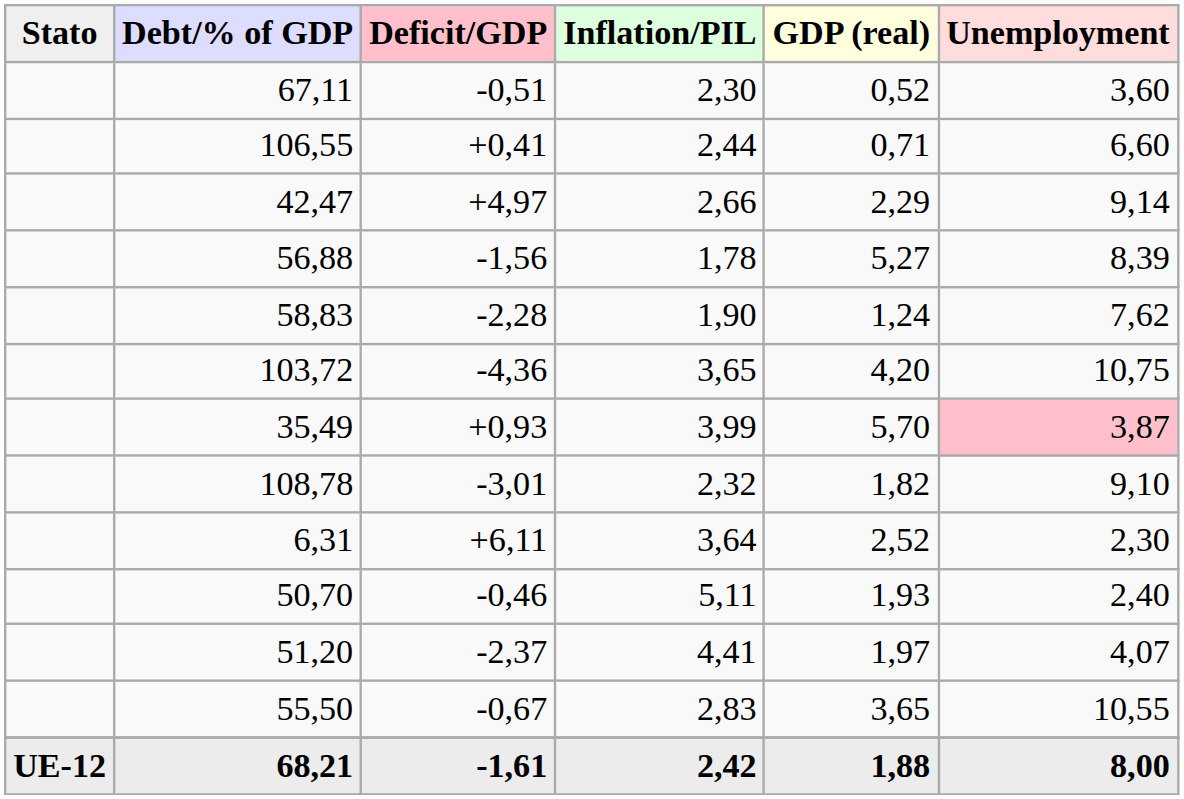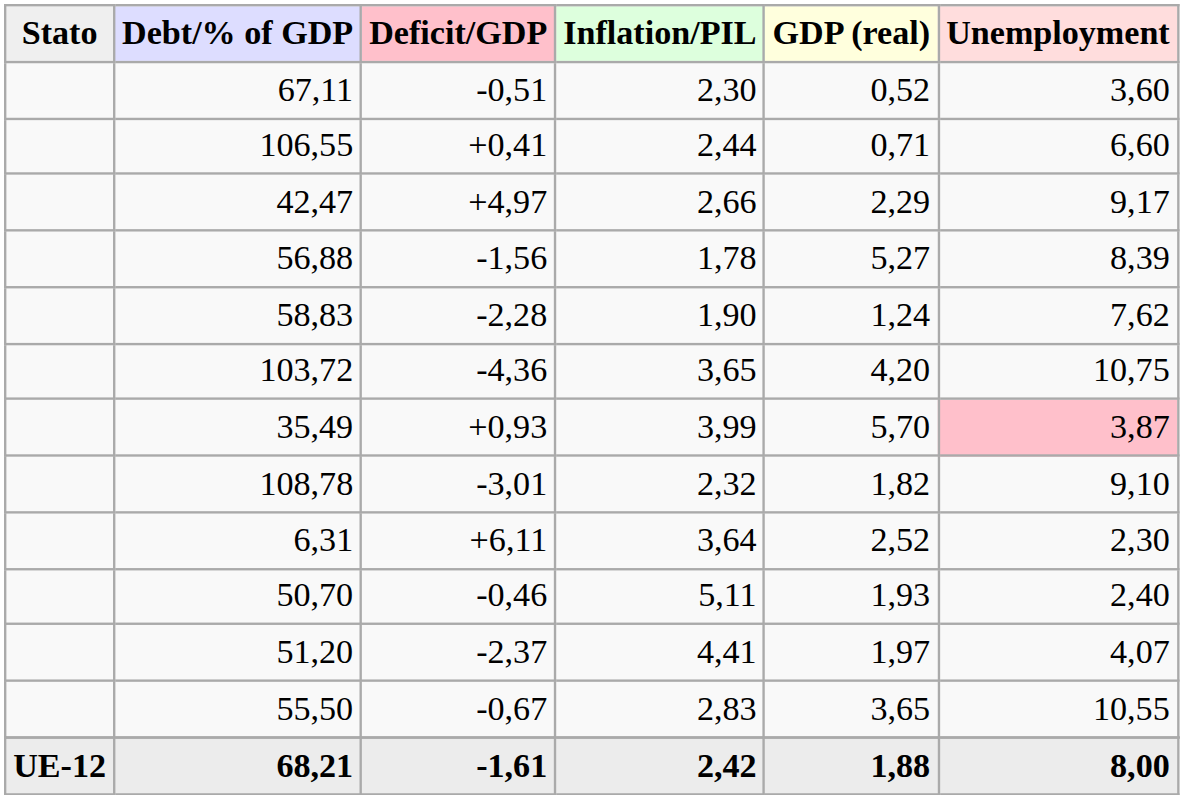(1140, 201) 9,14 -> (1140, 201) 9,17
